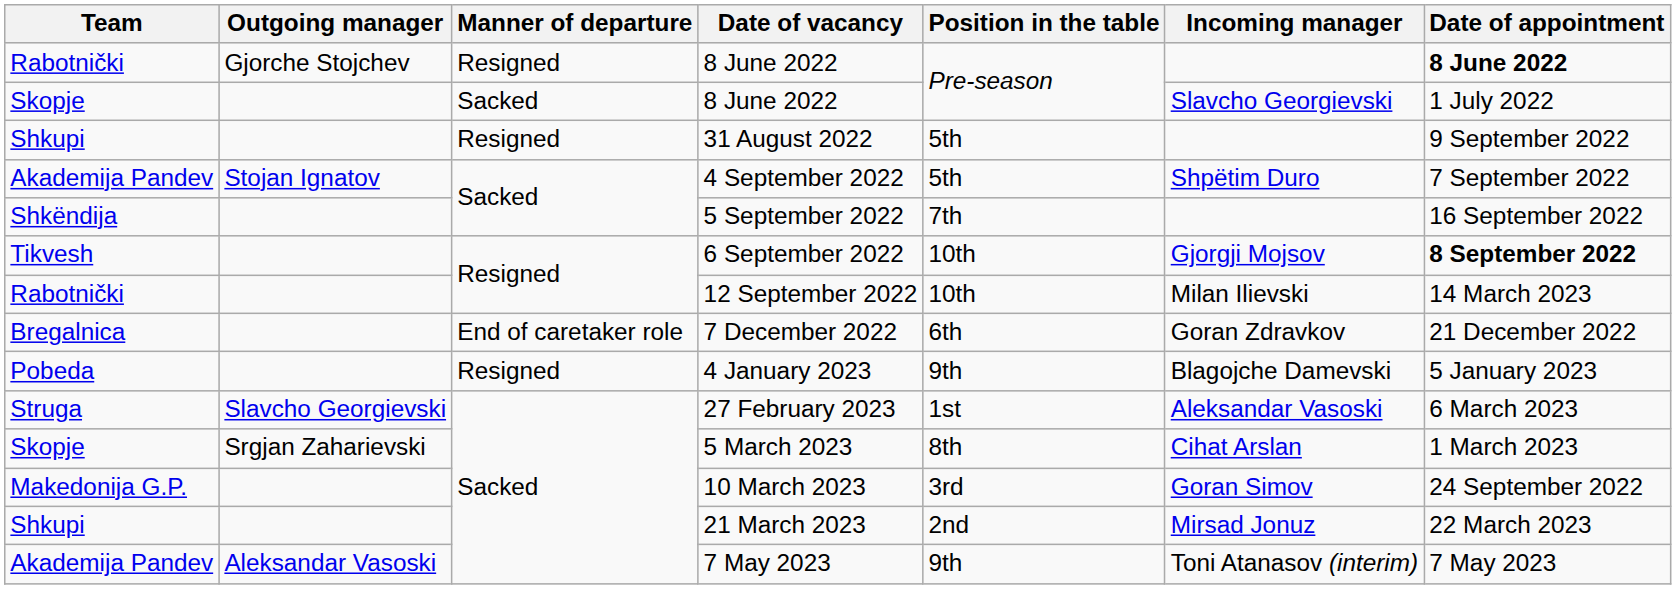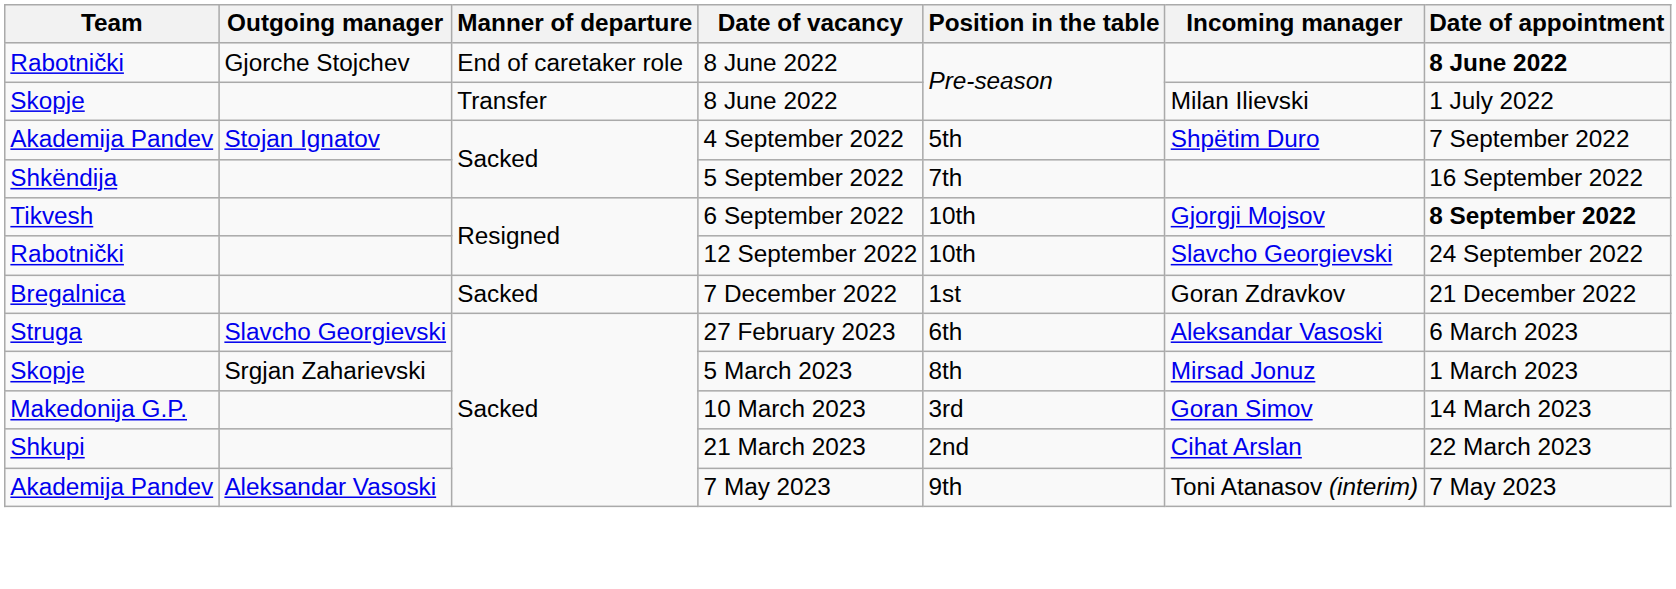(509, 62) Resigned -> (570, 62) End of caretaker role
(498, 100) Sacked -> (502, 100) Transfer
(1282, 100) Slavcho Georgievski -> (1240, 100) Milan Ilievski
- row: (48, 139)
(1240, 293) Milan Ilievski -> (1282, 255) Slavcho Georgievski
(1510, 293) 14 March 2023 -> (1536, 255) 24 September 2022
(570, 332) End of caretaker role -> (498, 293) Sacked
(945, 332) 6th -> (945, 293) 1st
- row: (52, 370)
(945, 409) 1st -> (945, 332) 6th
(1236, 448) Cihat Arslan -> (1243, 370) Mirsad Jonuz
(1536, 486) 24 September 2022 -> (1510, 409) 14 March 2023
(1243, 525) Mirsad Jonuz -> (1236, 448) Cihat Arslan
